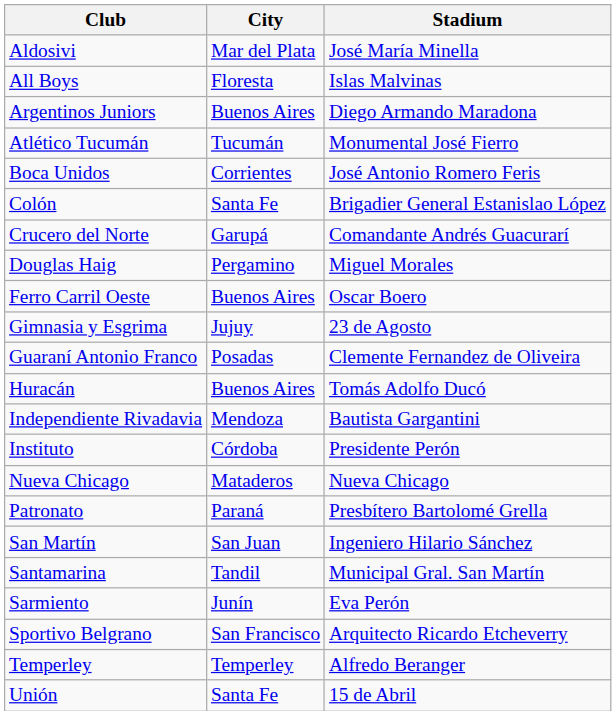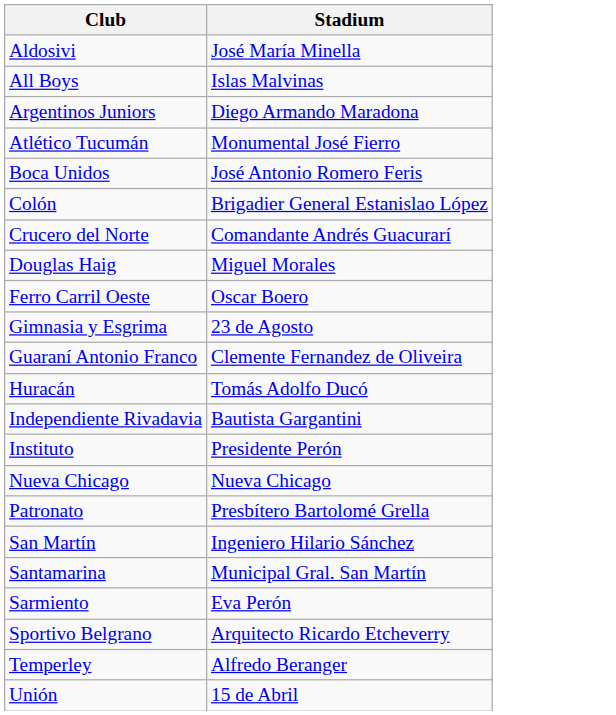- column: (266, 19)
